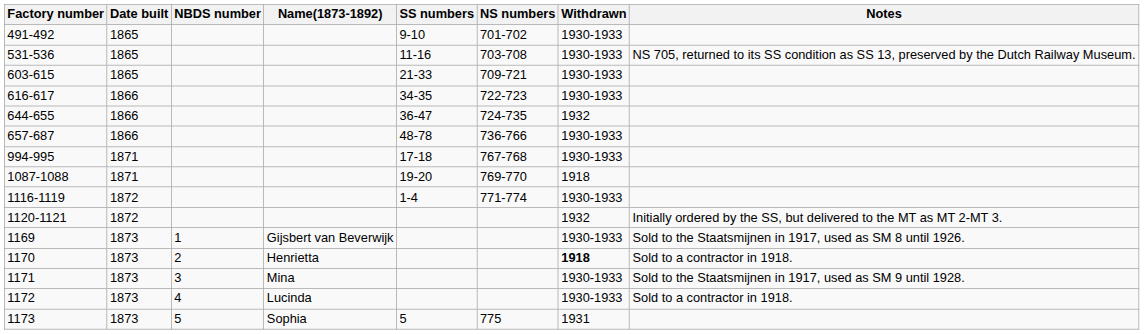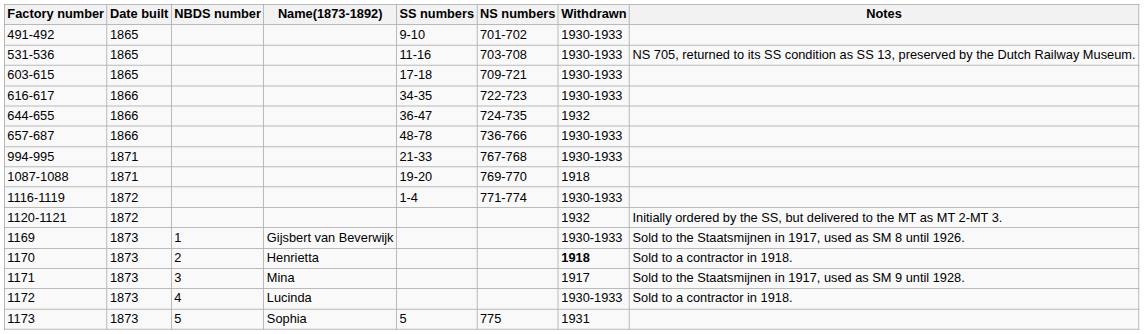(416, 75) 21-33 -> (416, 75) 17-18
(416, 156) 17-18 -> (416, 156) 21-33
(592, 278) 1930-1933 -> (576, 278) 1917
